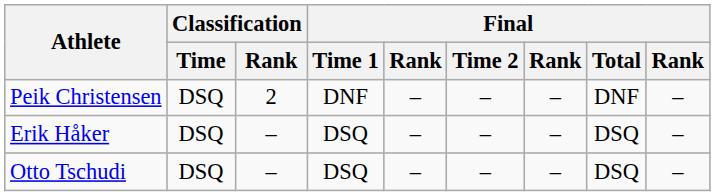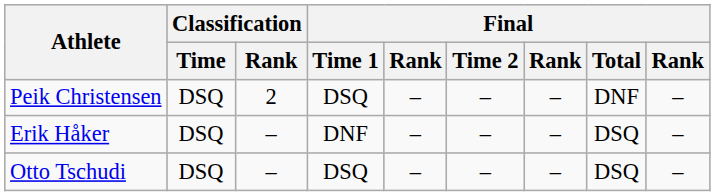(346, 97) DNF -> (346, 97) DSQ
(346, 134) DSQ -> (346, 134) DNF
